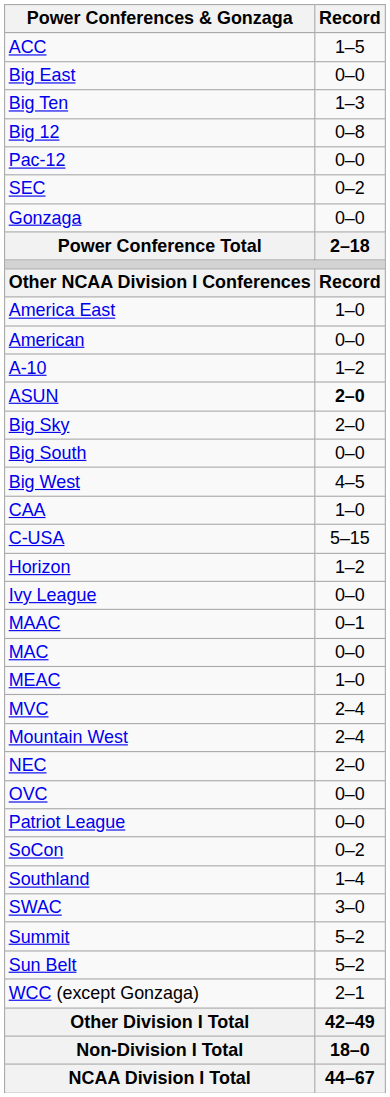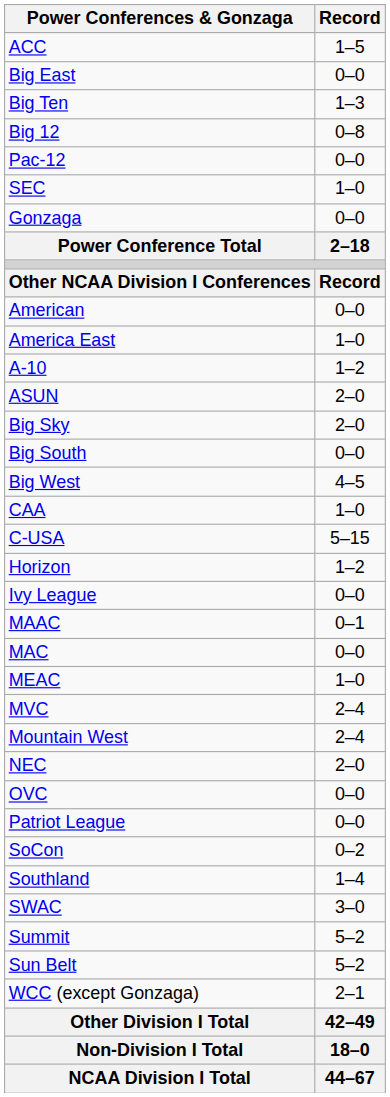(350, 189) 0–2 -> (350, 189) 1–0
rows swapped: (62, 311) <-> (47, 339)
(350, 396) bold -> (350, 396) normal
